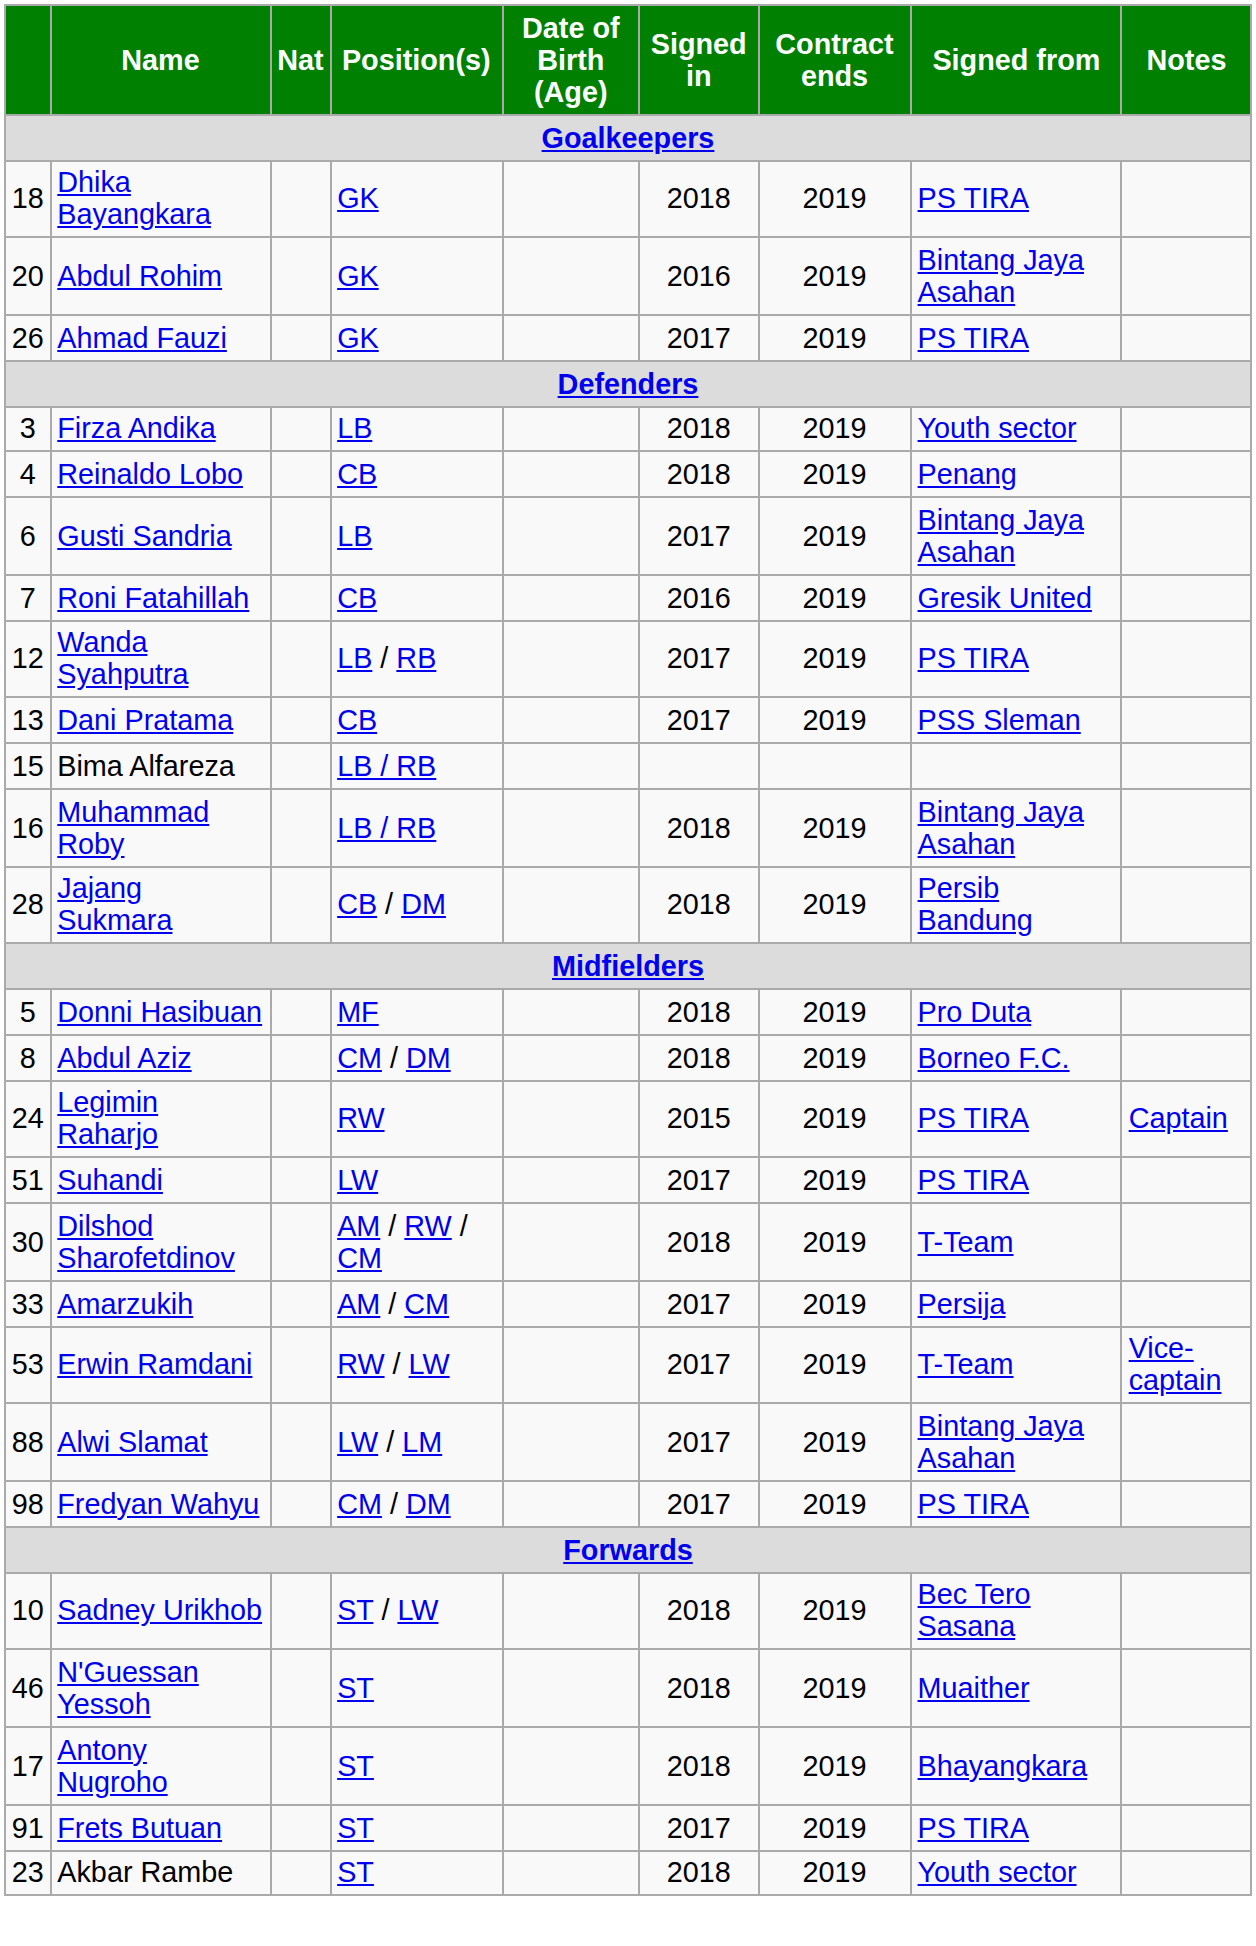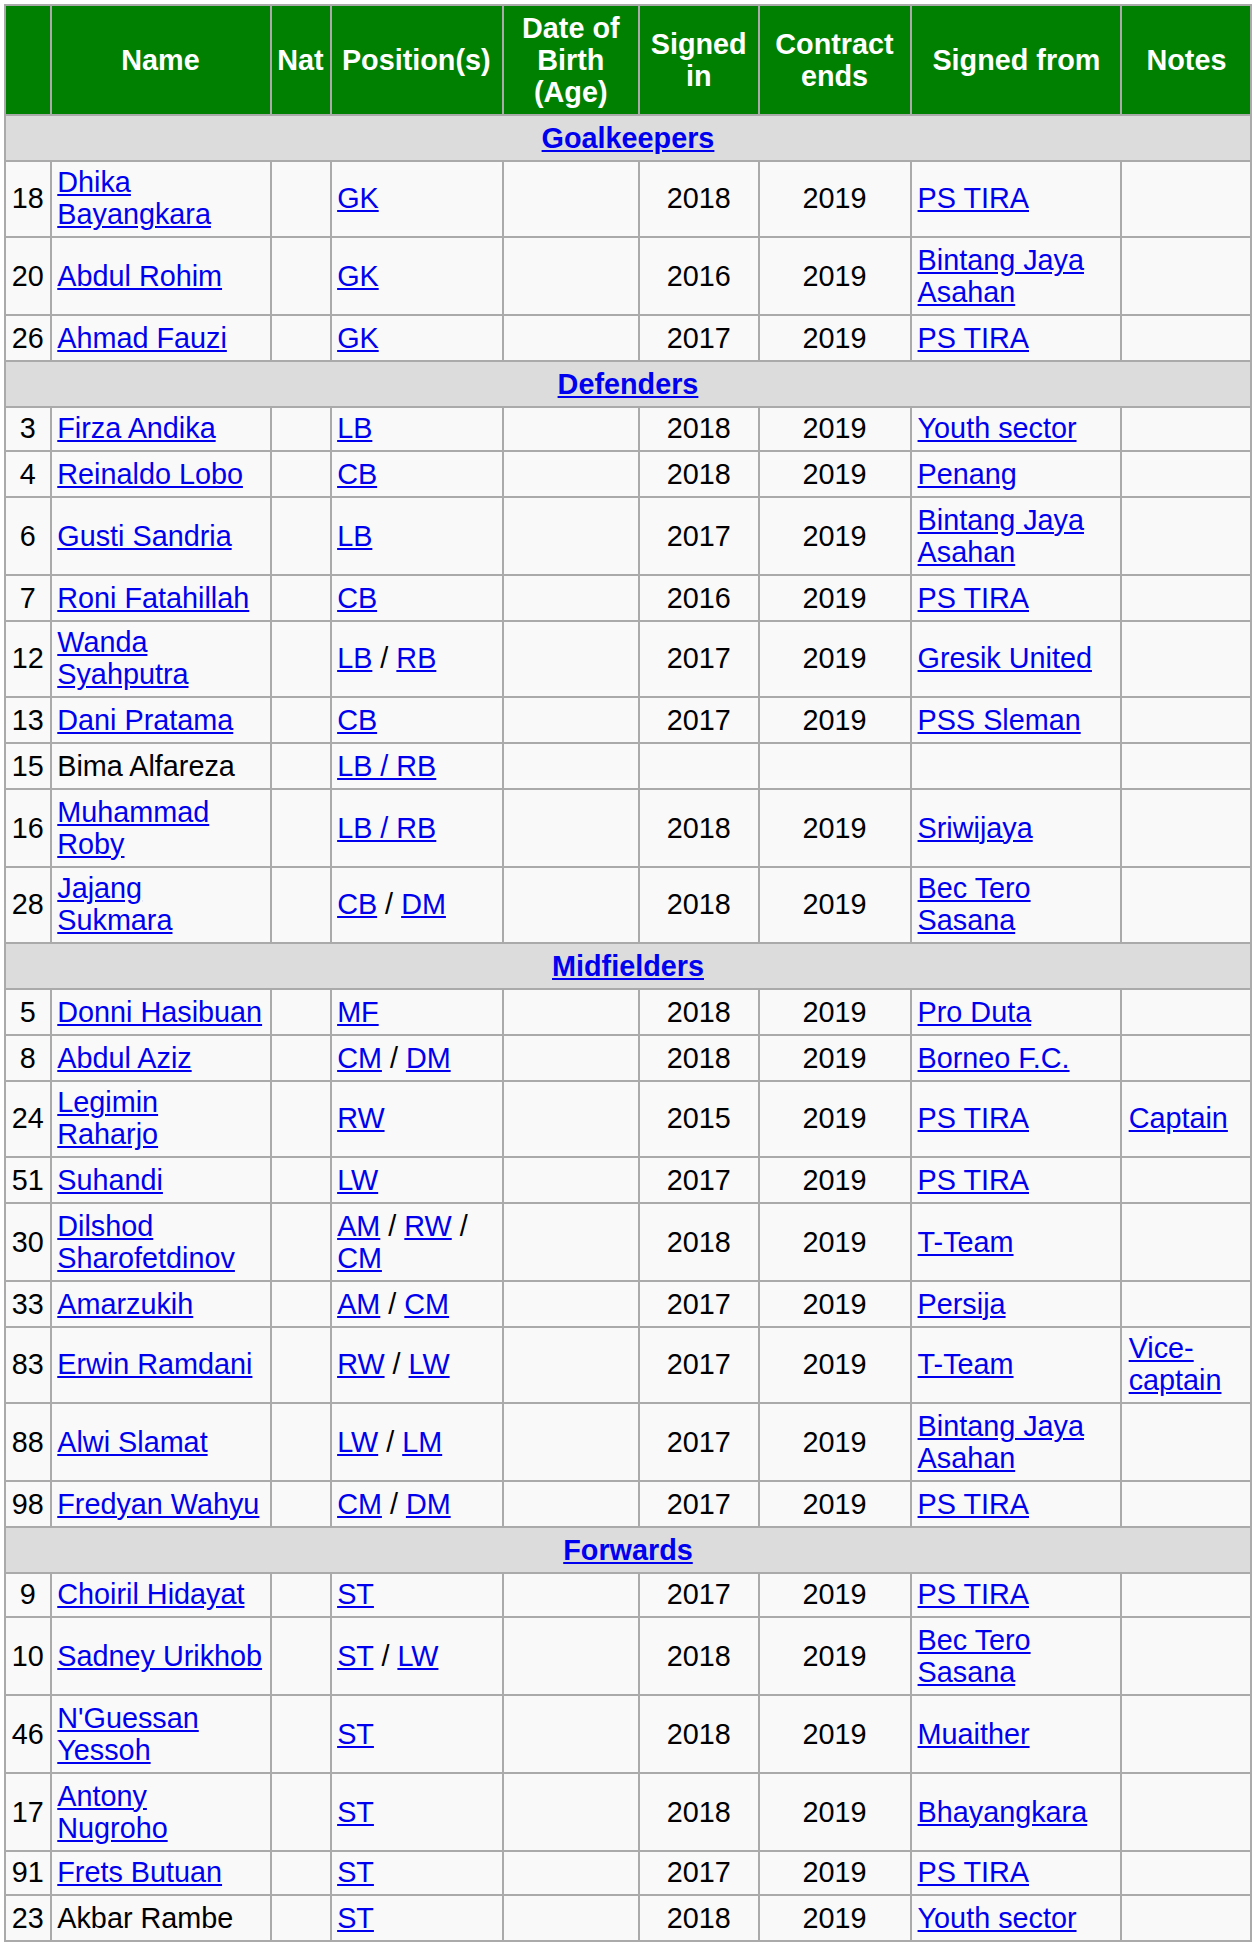(1005, 598) Gresik United -> (973, 598) PS TIRA
(973, 659) PS TIRA -> (1005, 659) Gresik United
(1001, 828) Bintang Jaya Asahan -> (975, 828) Sriwijaya
(975, 905) Persib Bandung -> (974, 905) Bec Tero Sasana
(28, 1365) 53 -> (28, 1365) 83
+ row: (151, 1595)
